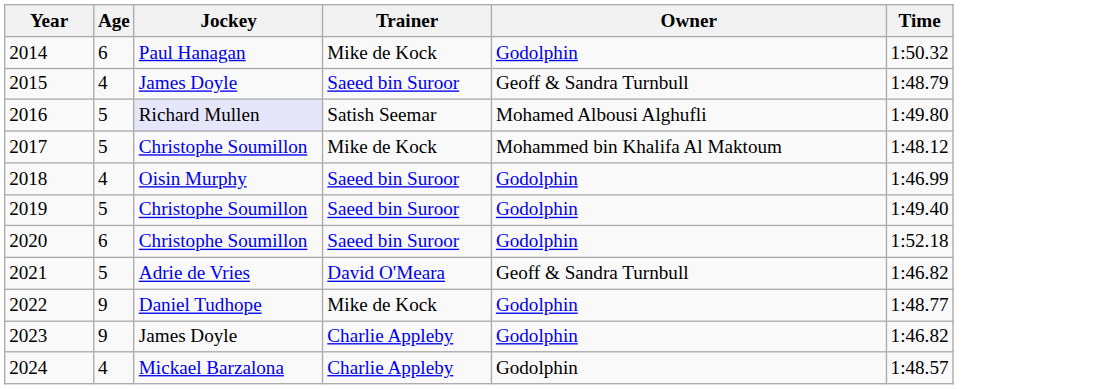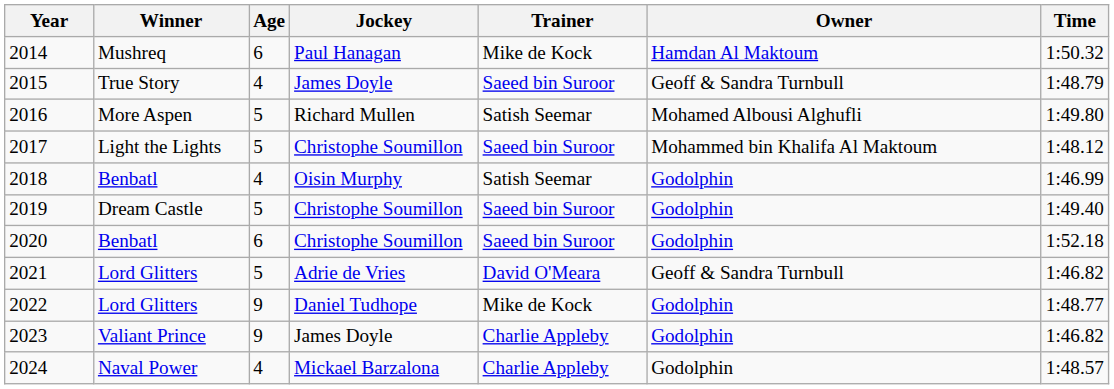+ column: (171, 20)
(537, 52) Godolphin -> (735, 52) Hamdan Al Maktoum
(199, 115) lavender background -> (354, 115) no background
(382, 147) Mike de Kock -> (549, 147) Saeed bin Suroor
(393, 178) Saeed bin Suroor -> (537, 178) Satish Seemar
